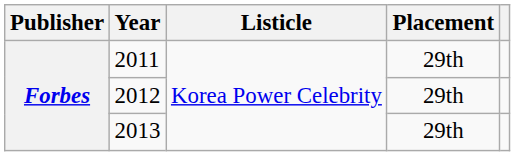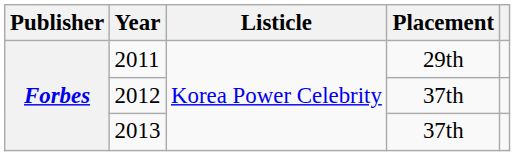(443, 95) 29th -> (443, 95) 37th
(443, 131) 29th -> (443, 131) 37th
